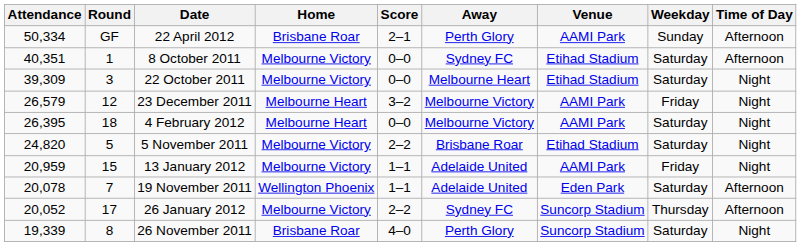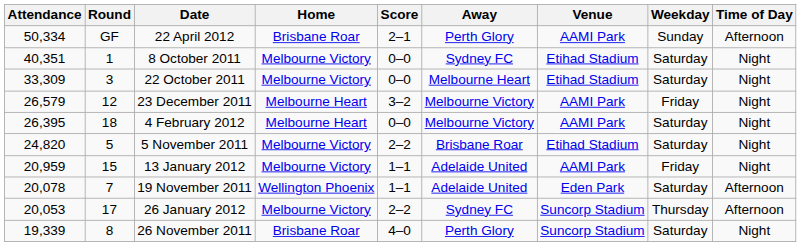(754, 58) Afternoon -> (754, 58) Night
(45, 79) 39,309 -> (45, 79) 33,309
(45, 209) 20,052 -> (45, 209) 20,053
